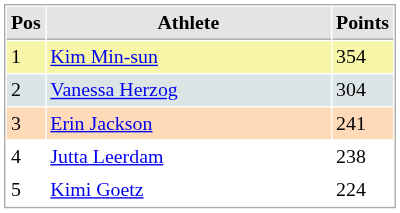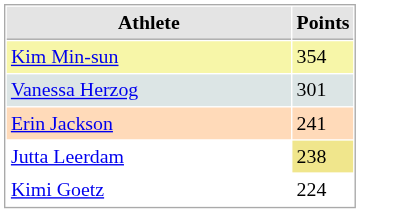- column: (26, 22)
(351, 90) 304 -> (311, 90) 301
(351, 156) no background -> (311, 156) khaki background
